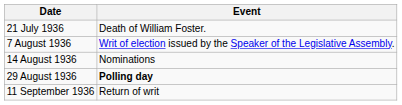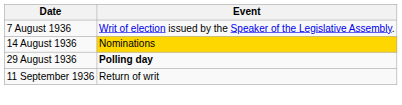- row: (35, 28)
(127, 60) no background -> (127, 44) gold background
